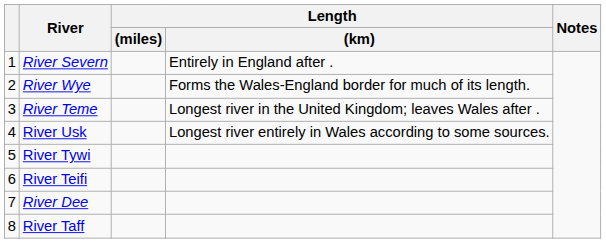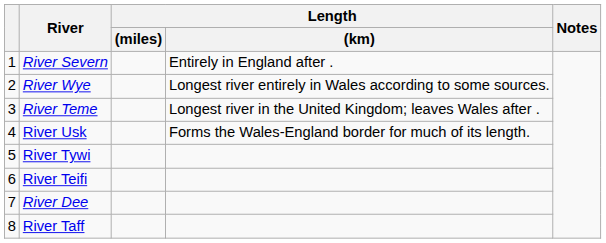(349, 86) Forms the Wales-England border for much of its length. -> (359, 86) Longest river entirely in Wales according to some sources.
(359, 132) Longest river entirely in Wales according to some sources. -> (349, 132) Forms the Wales-England border for much of its length.
